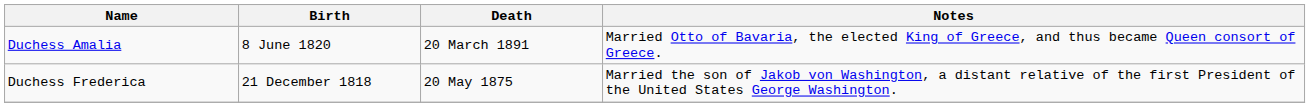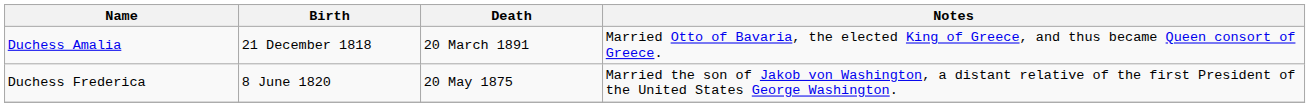(286, 45) 8 June 1820 -> (307, 45) 21 December 1818
(307, 83) 21 December 1818 -> (286, 83) 8 June 1820
